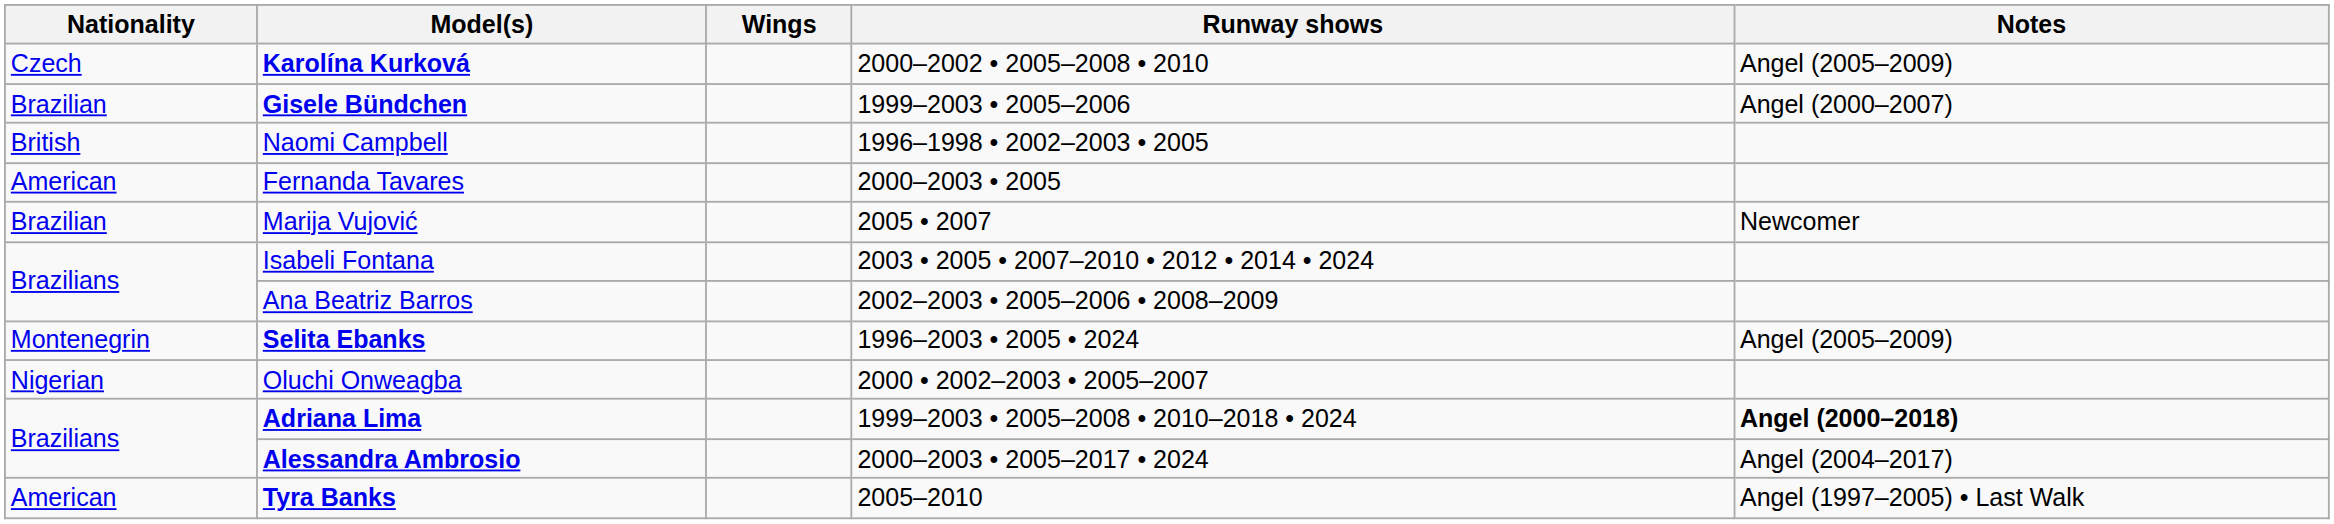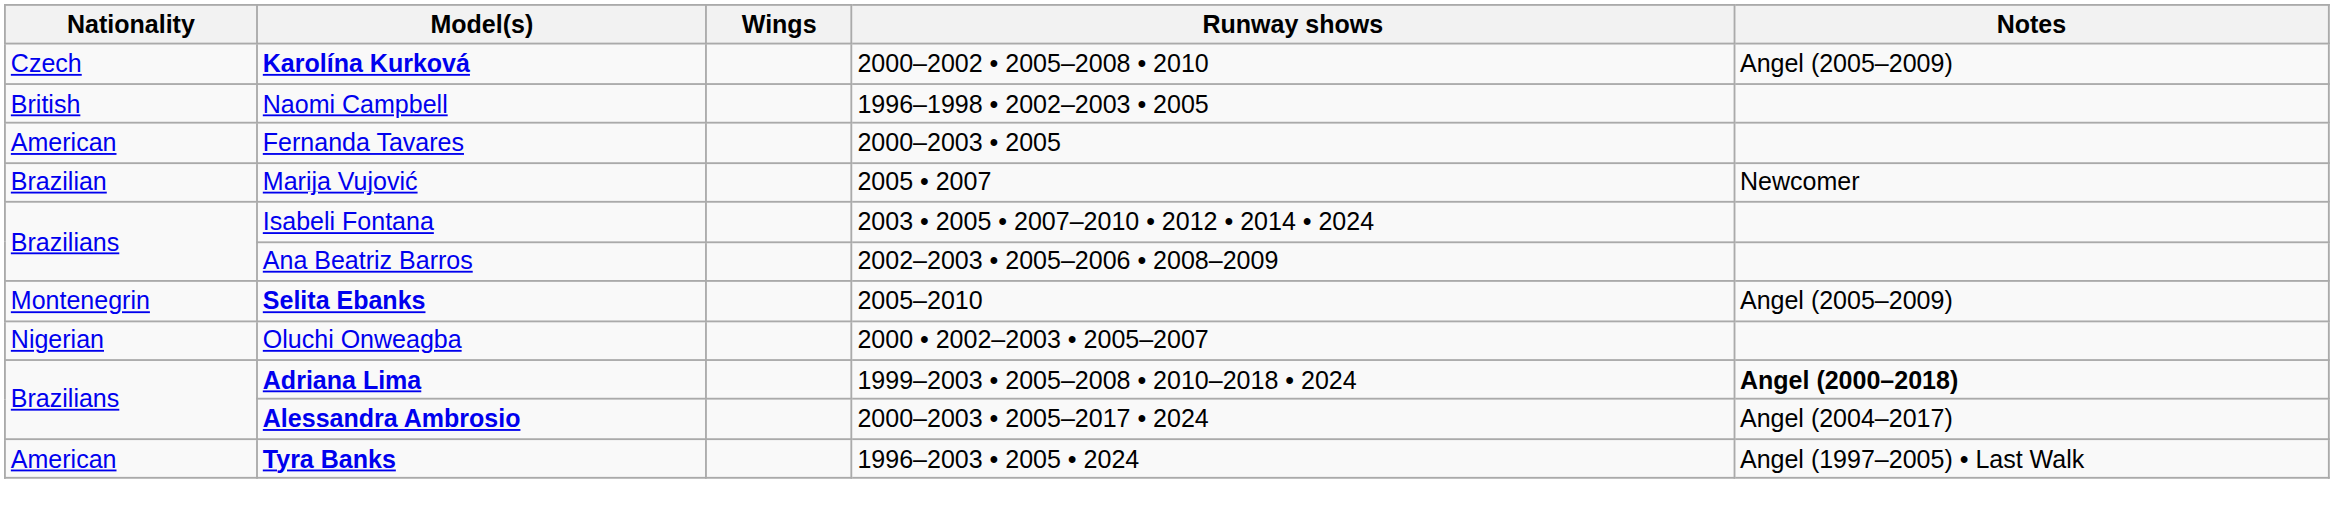- row: (365, 103)
(998, 340) 1996–2003 • 2005 • 2024 -> (920, 300) 2005–2010
(920, 498) 2005–2010 -> (998, 458) 1996–2003 • 2005 • 2024
